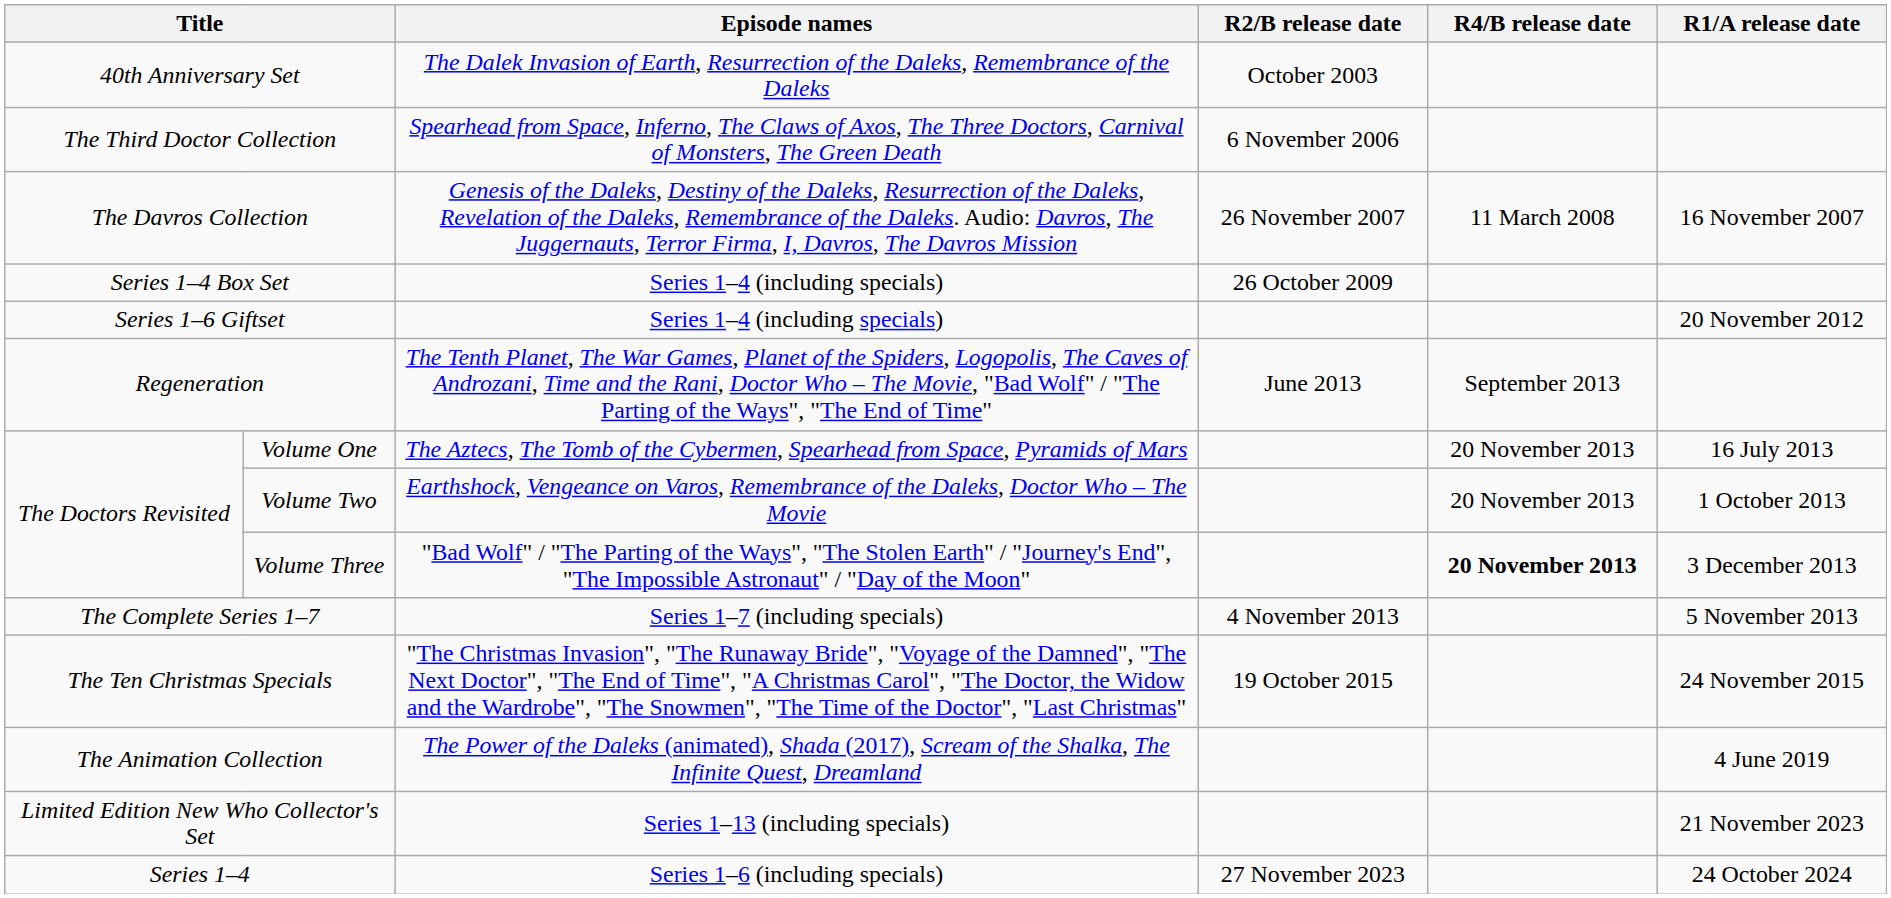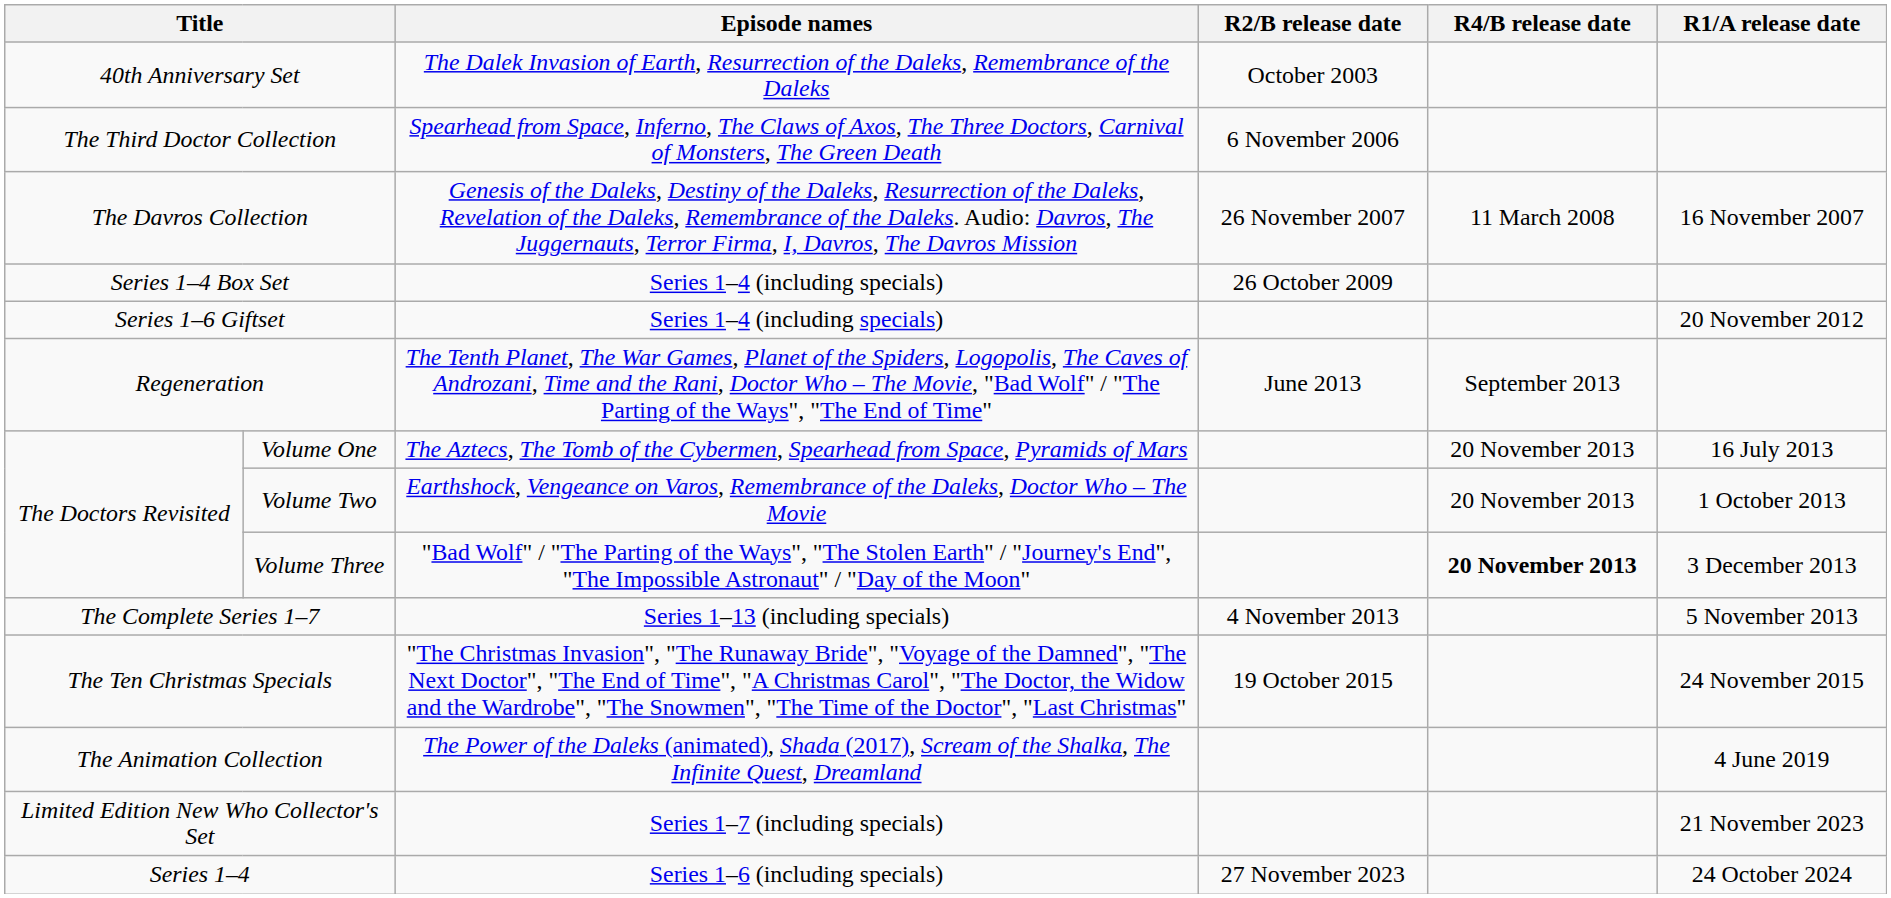(796, 616) Series 1–7 (including specials) -> (796, 616) Series 1–13 (including specials)
(796, 823) Series 1–13 (including specials) -> (796, 823) Series 1–7 (including specials)
